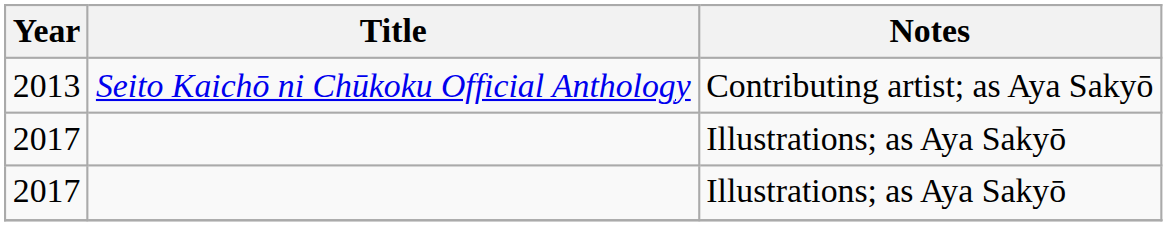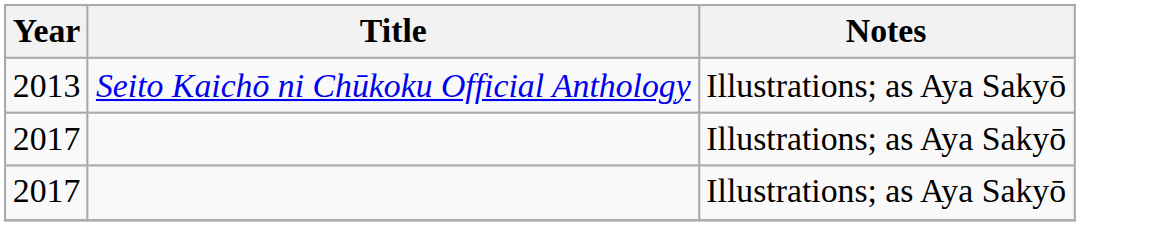(930, 84) Contributing artist; as Aya Sakyō -> (886, 84) Illustrations; as Aya Sakyō
